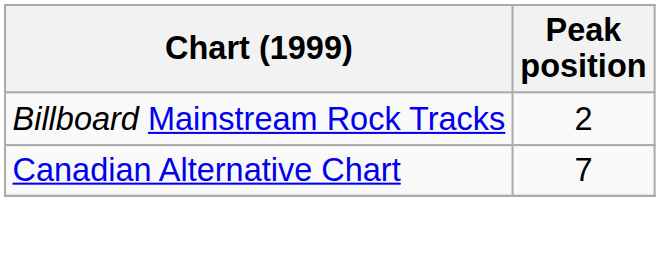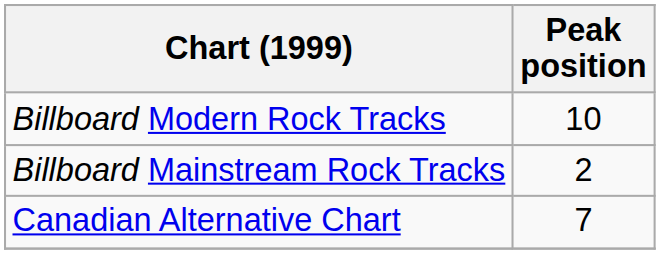+ row: (229, 118)
